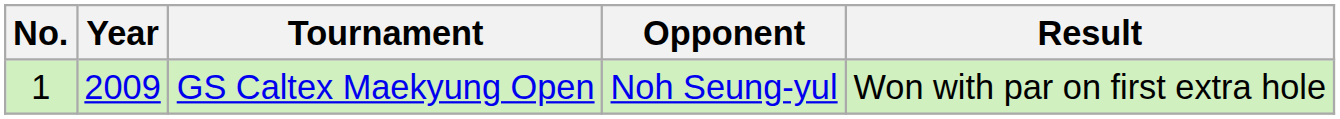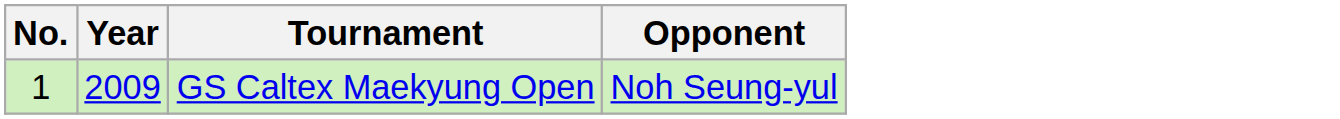- column: (1090, 33)
